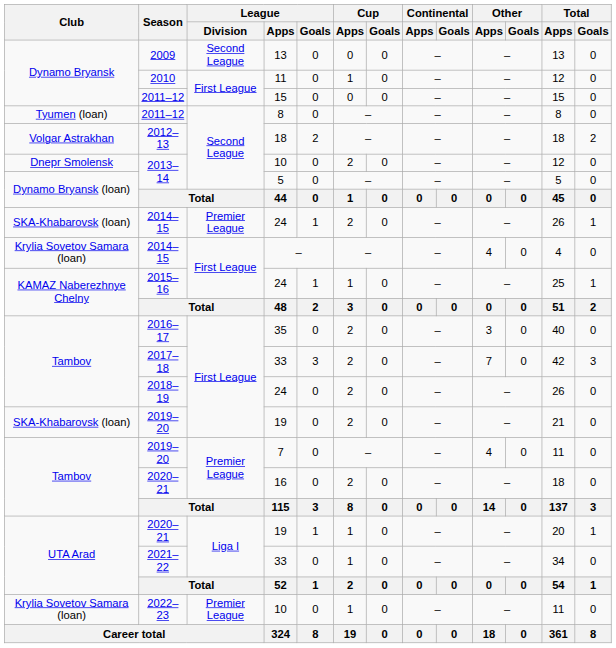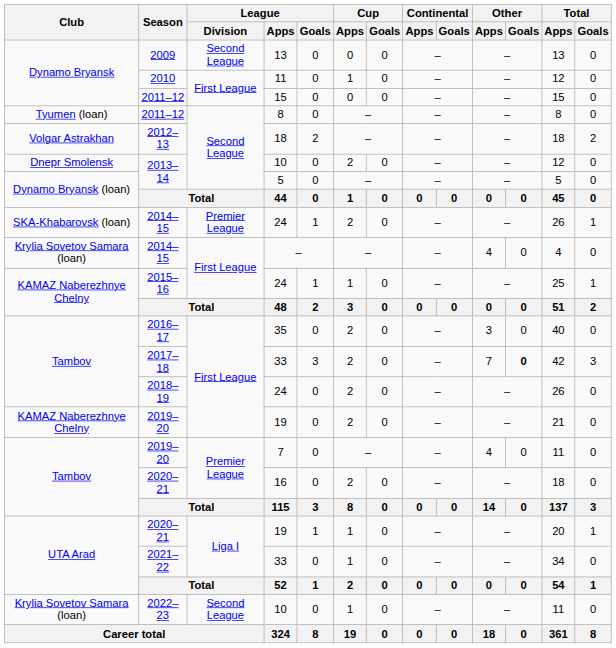(524, 361) normal -> (524, 361) bold
(72, 422) SKA-Khabarovsk (loan) -> (72, 422) KAMAZ Naberezhnye Chelny
(225, 609) Premier League -> (225, 609) Second League
